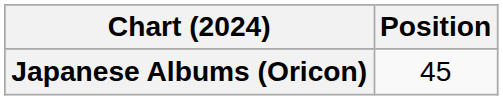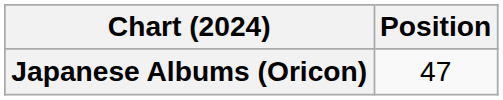(436, 71) 45 -> (436, 71) 47
